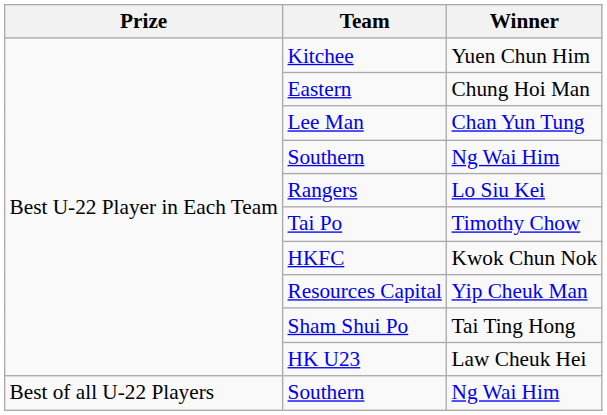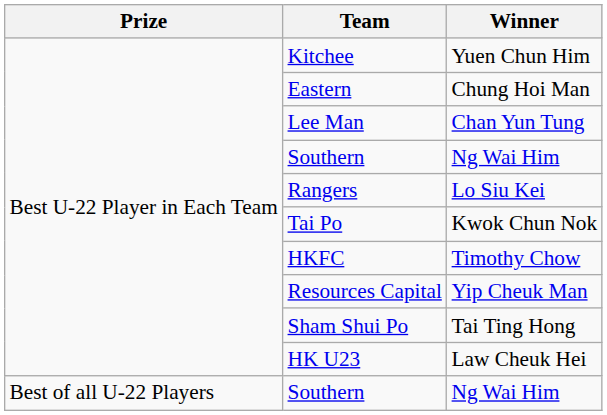(516, 223) Timothy Chow -> (524, 223) Kwok Chun Nok
(524, 257) Kwok Chun Nok -> (516, 257) Timothy Chow
